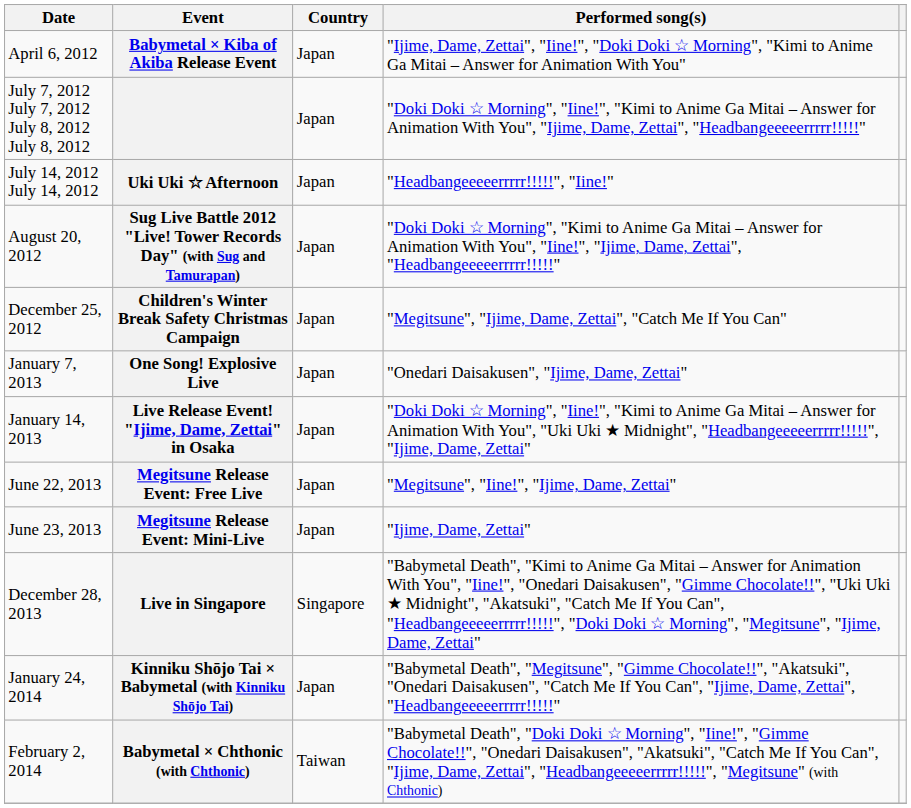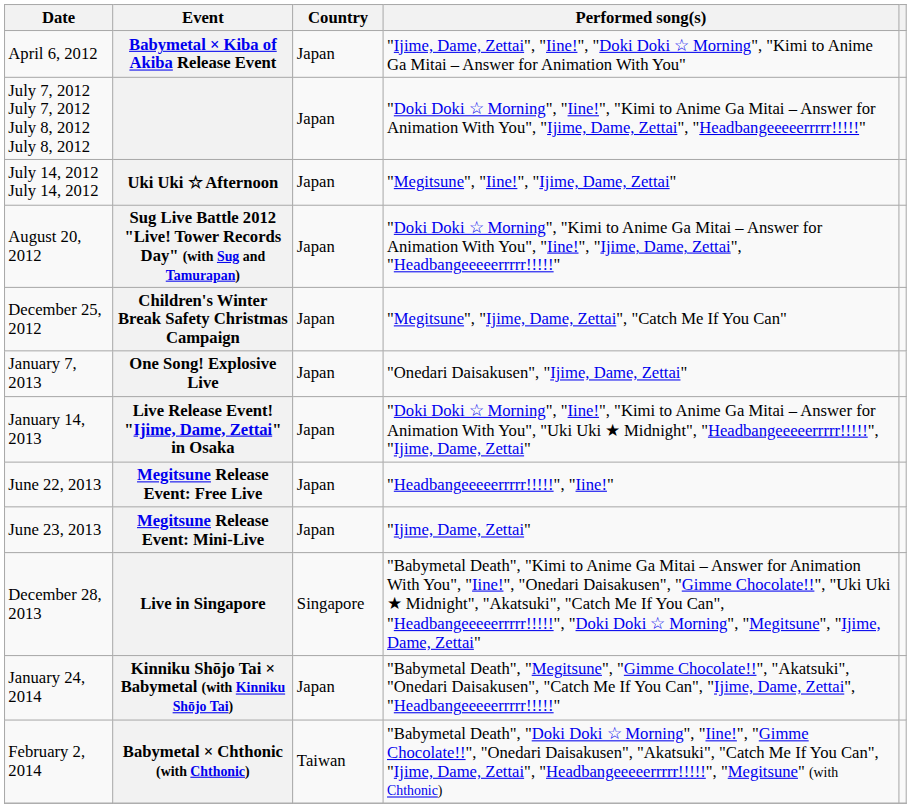(500, 182) "Headbangeeeeerrrrr!!!!!", "Iine!" -> (532, 182) "Megitsune", "Iine!", "Ijime, Dame, Zettai"
(532, 484) "Megitsune", "Iine!", "Ijime, Dame, Zettai" -> (500, 484) "Headbangeeeeerrrrr!!!!!", "Iine!"
